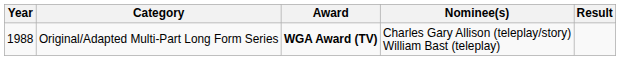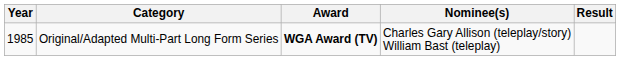(20, 39) 1988 -> (20, 39) 1985
